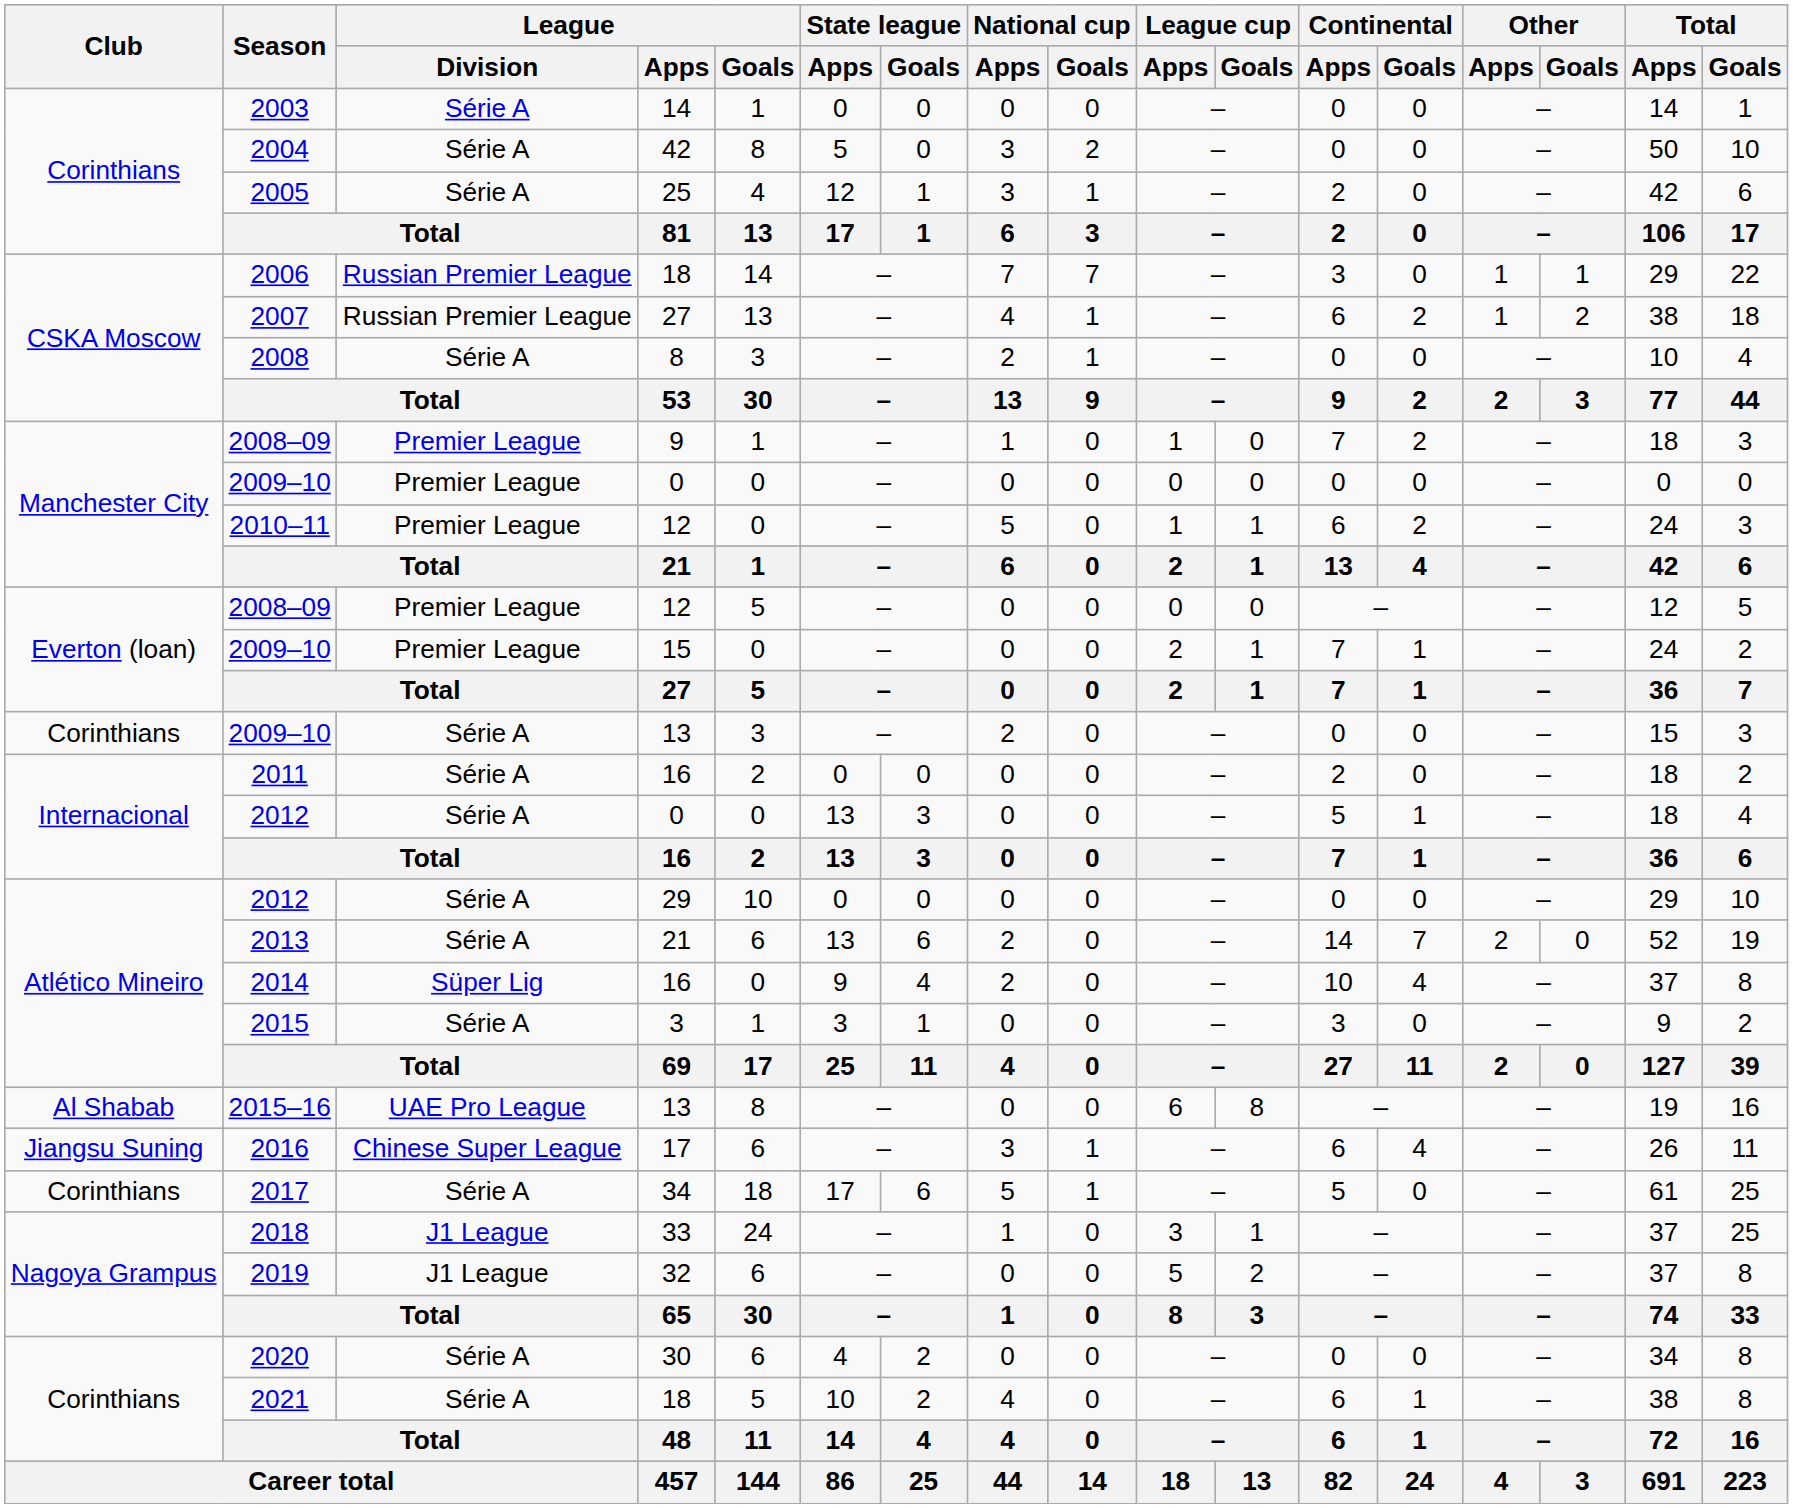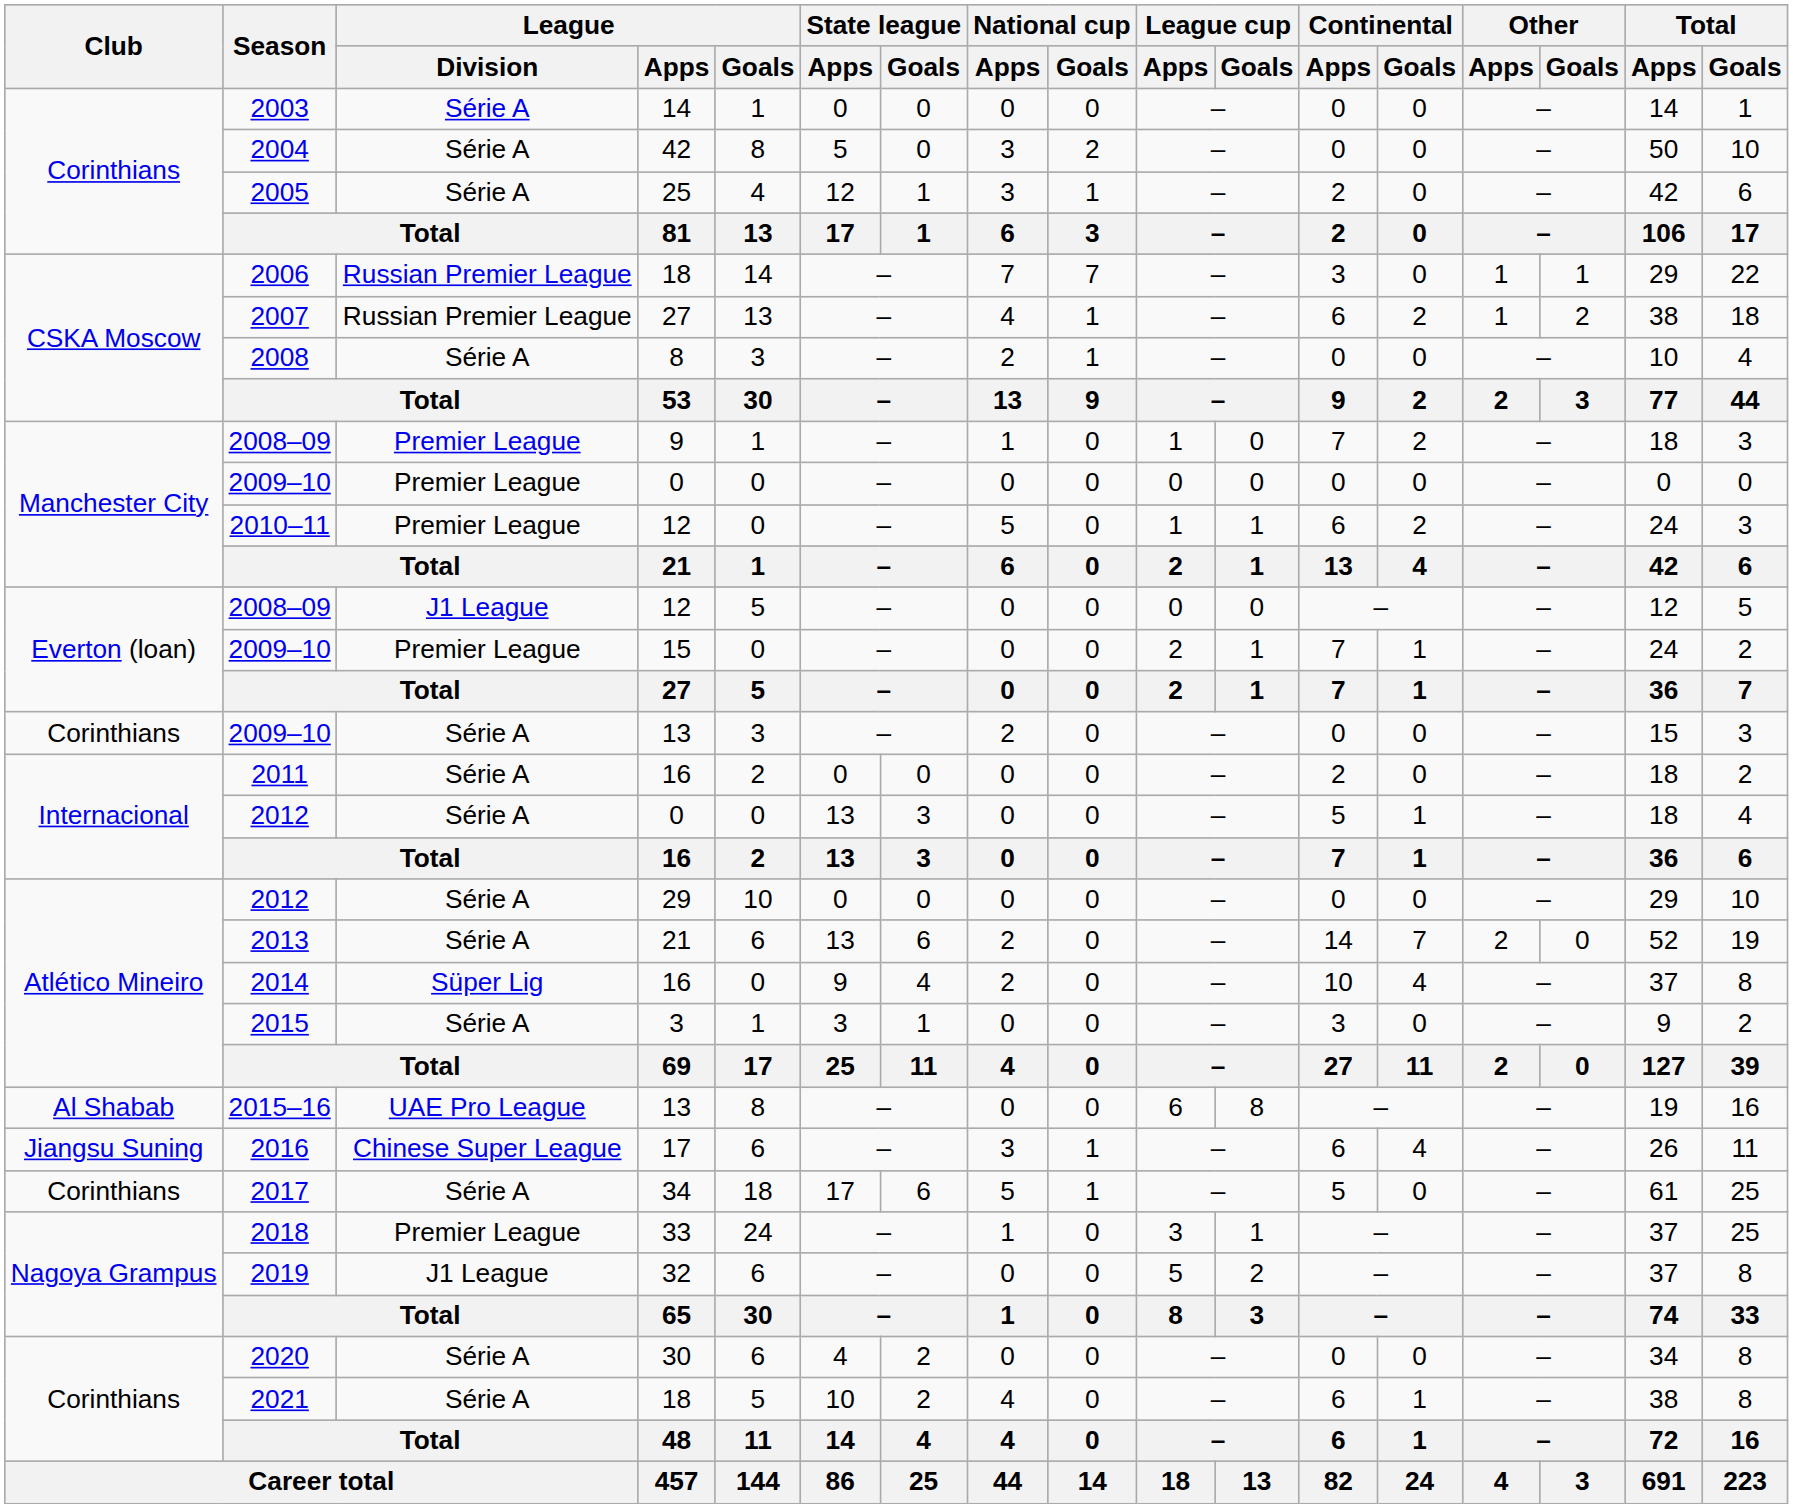(487, 607) Premier League -> (487, 607) J1 League
(487, 1232) J1 League -> (487, 1232) Premier League
